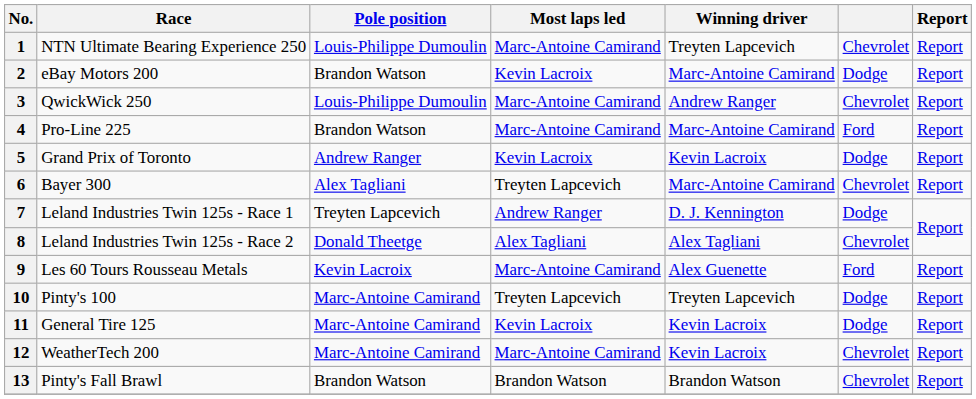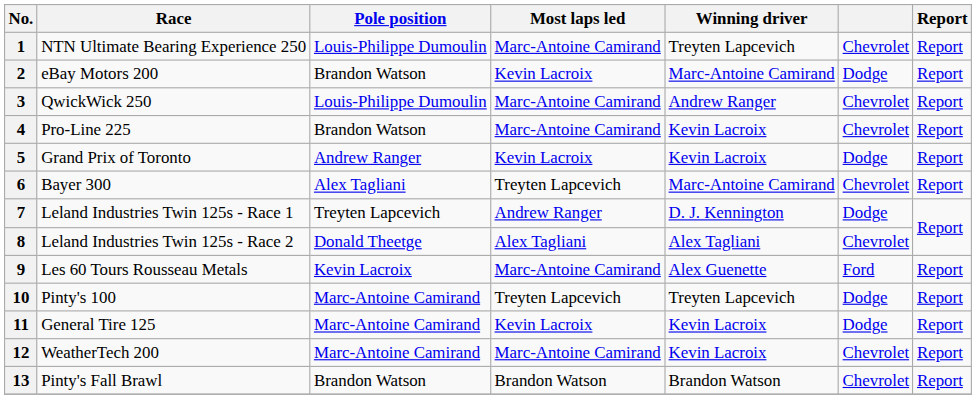(752, 129) Marc-Antoine Camirand -> (718, 129) Kevin Lacroix
(859, 129) Ford -> (876, 129) Chevrolet
